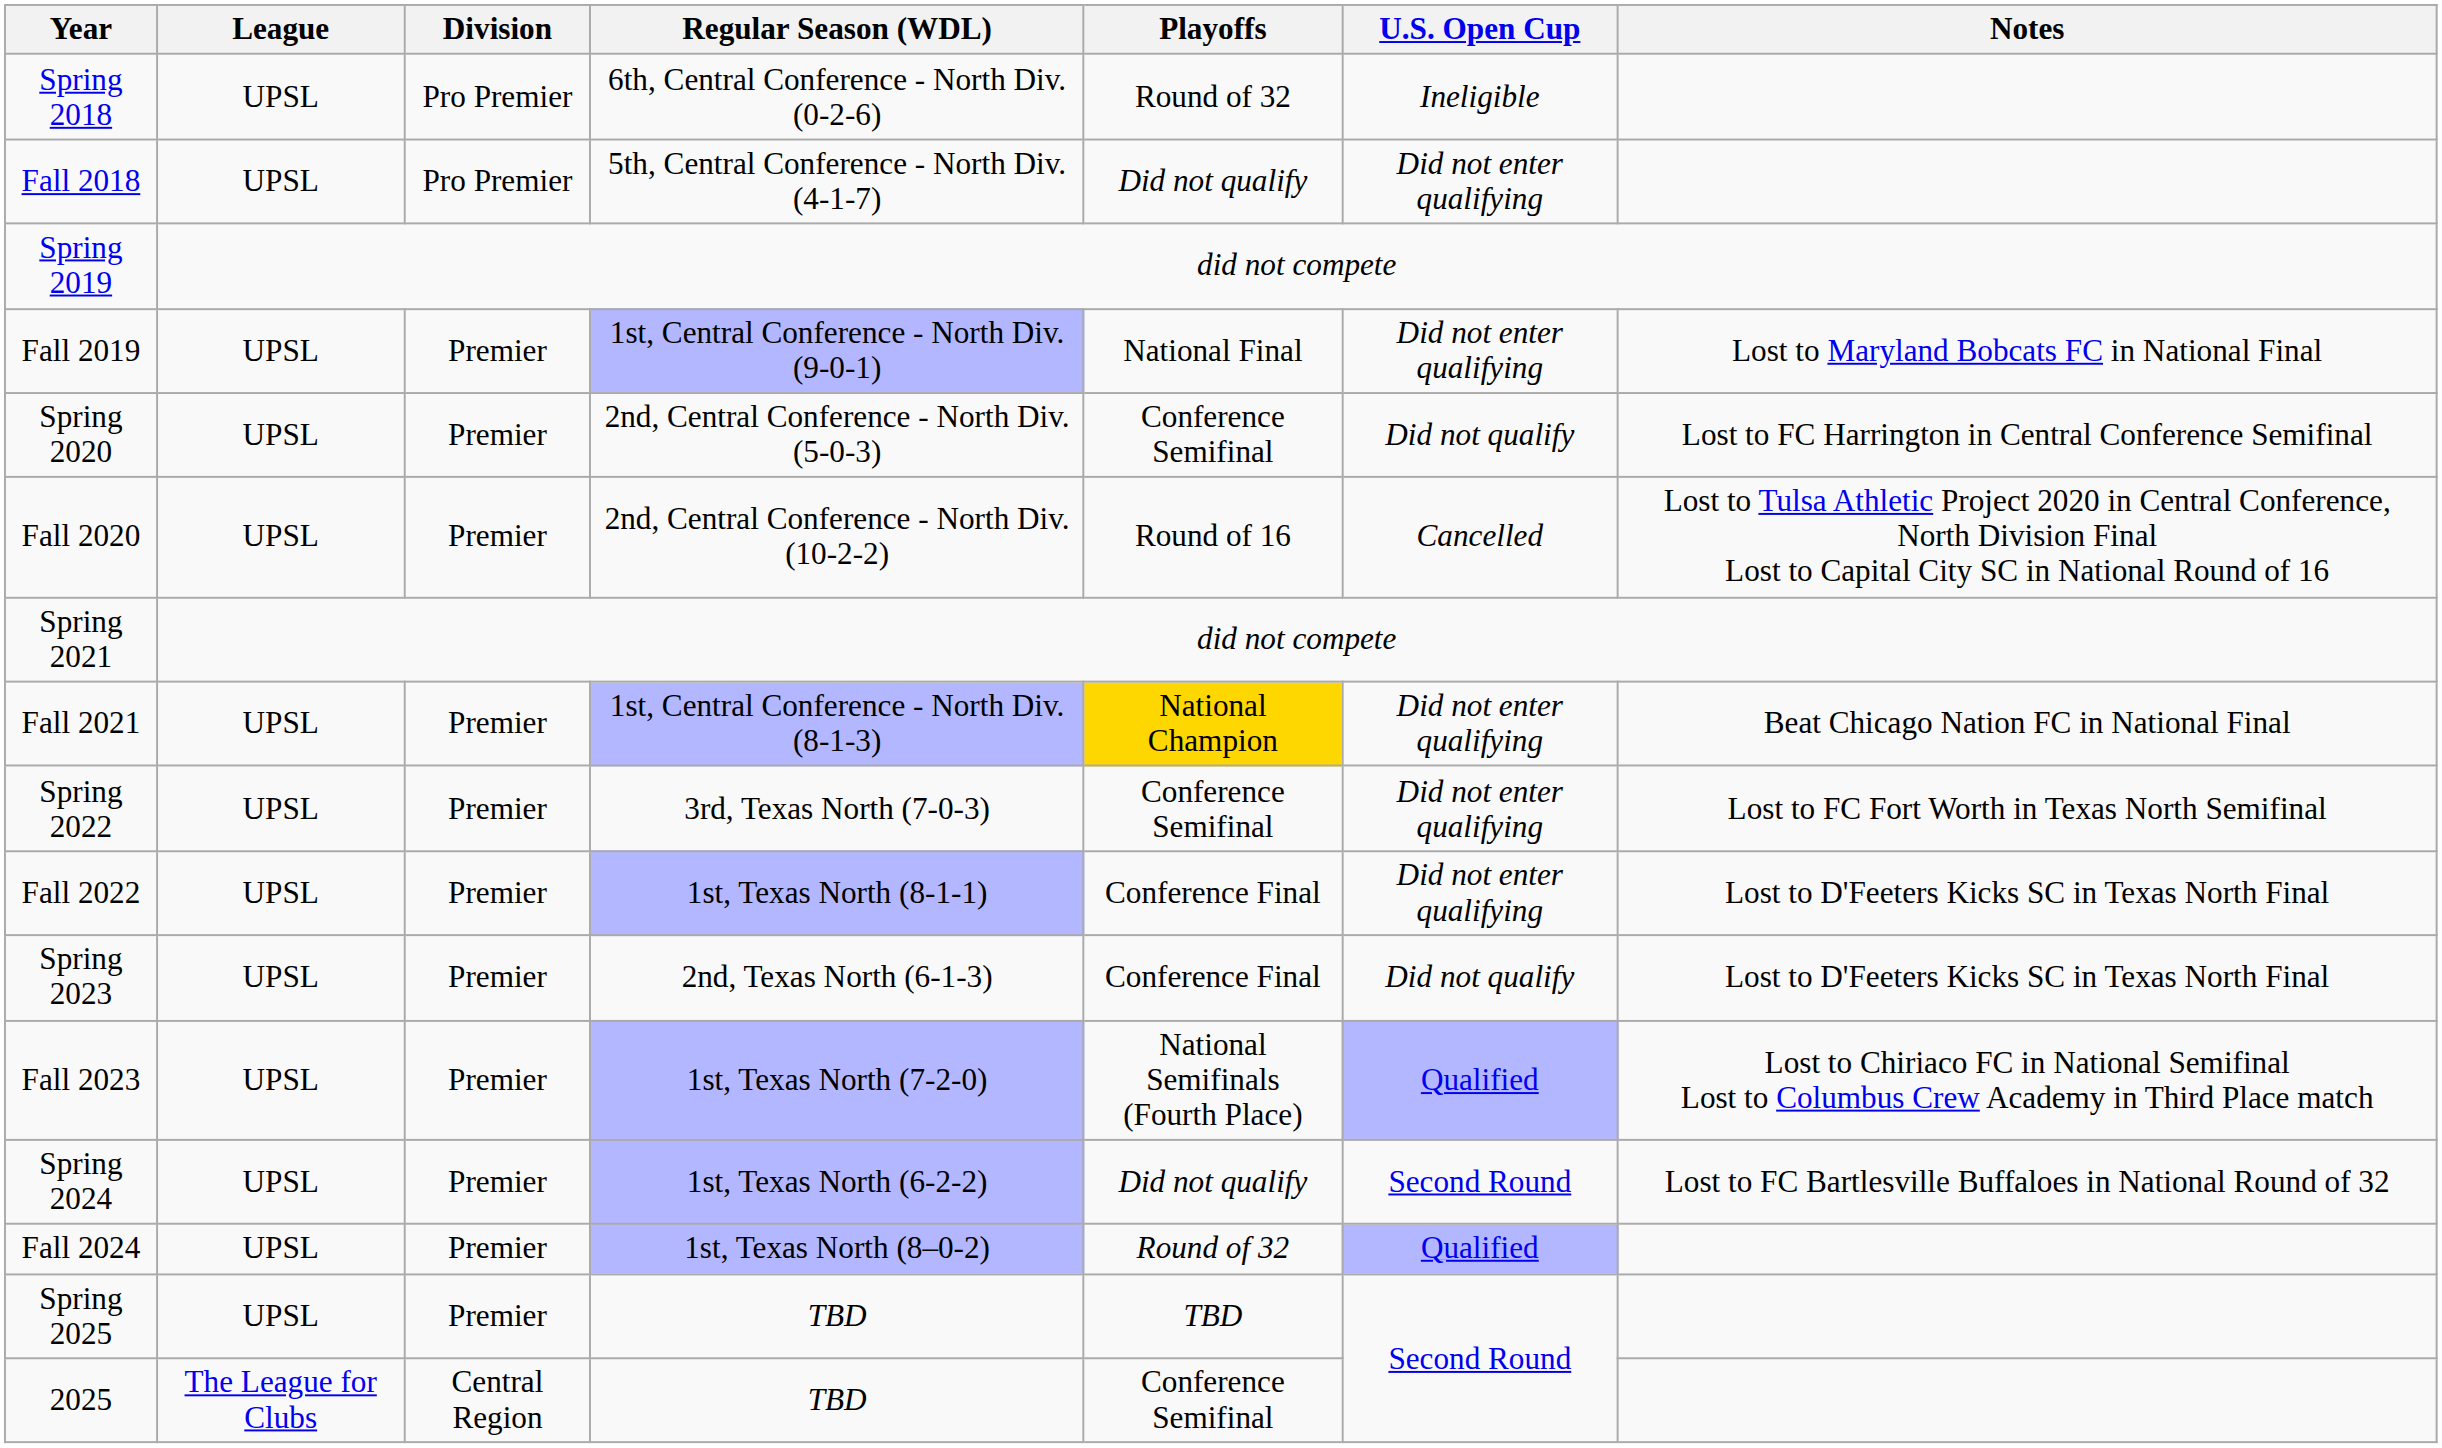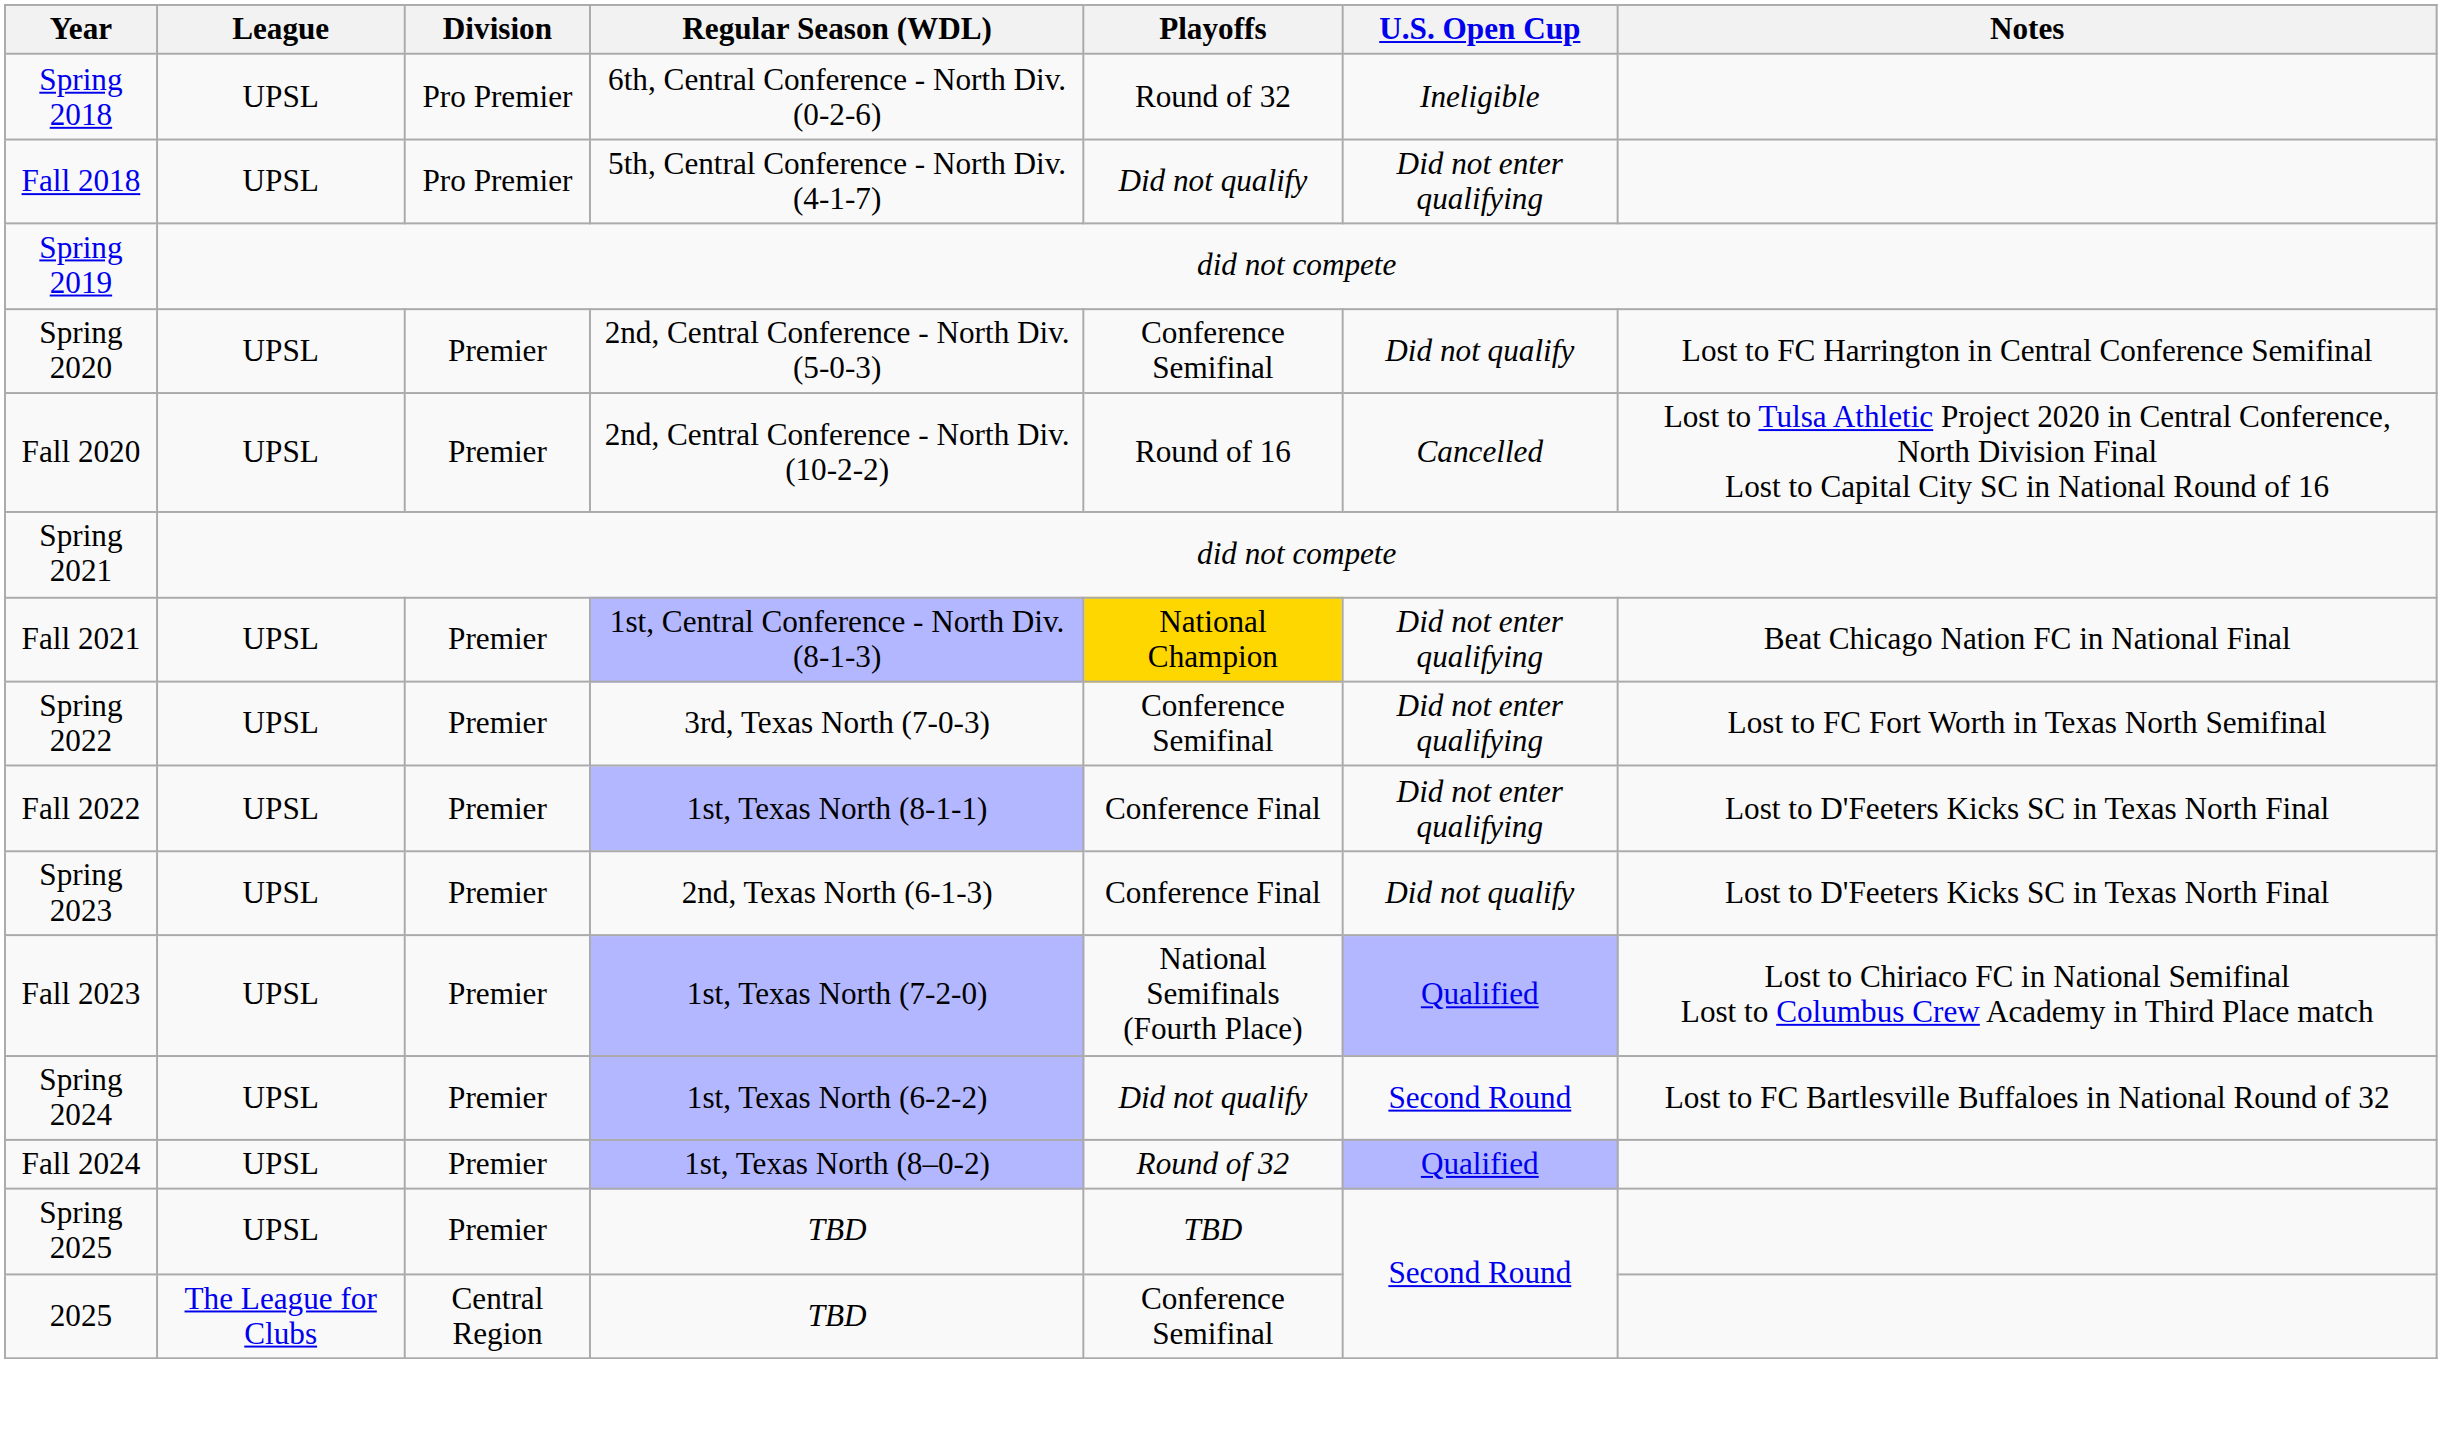- row: (81, 350)
